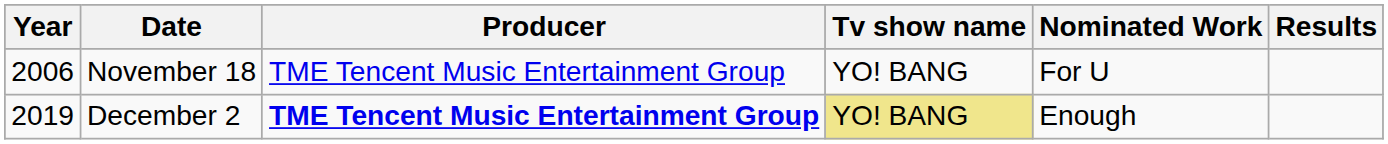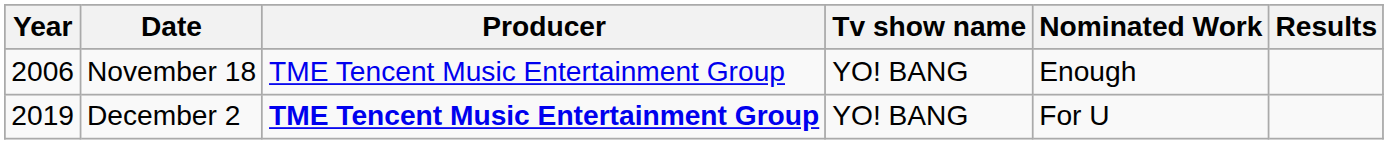(1074, 71) For U -> (1088, 71) Enough
(900, 116) khaki background -> (900, 116) no background
(1088, 116) Enough -> (1074, 116) For U
